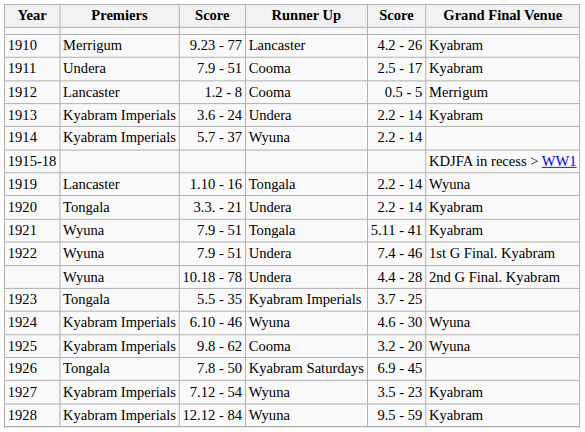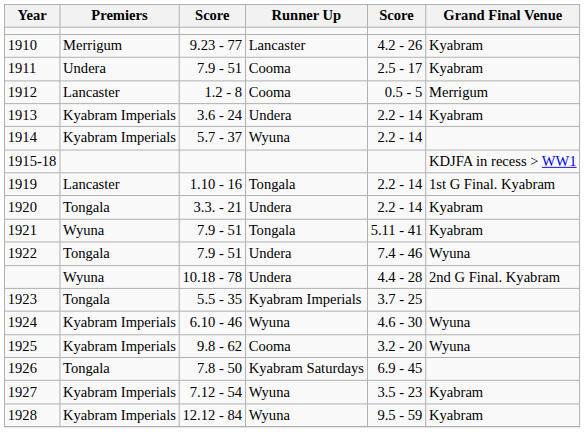(450, 184) Wyuna -> (492, 184) 1st G Final. Kyabram
(84, 253) Wyuna -> (86, 253) Tongala
(492, 253) 1st G Final. Kyabram -> (450, 253) Wyuna
